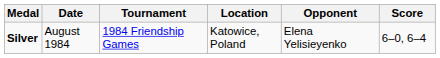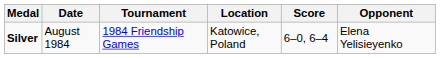columns swapped: (330, 13) <-> (407, 13)
